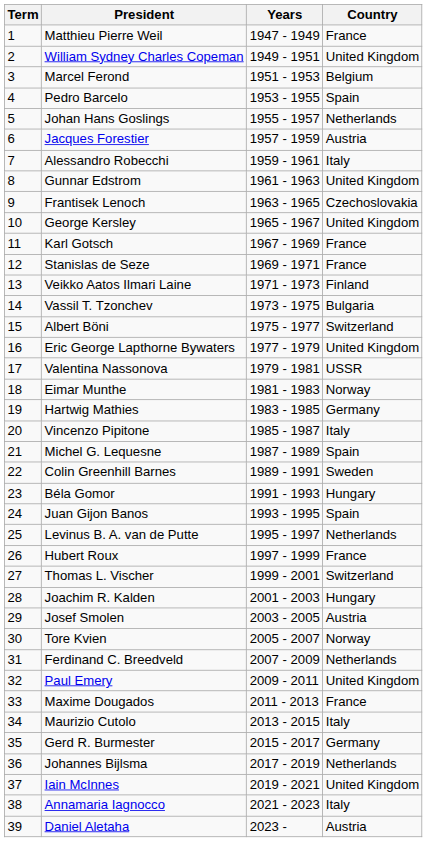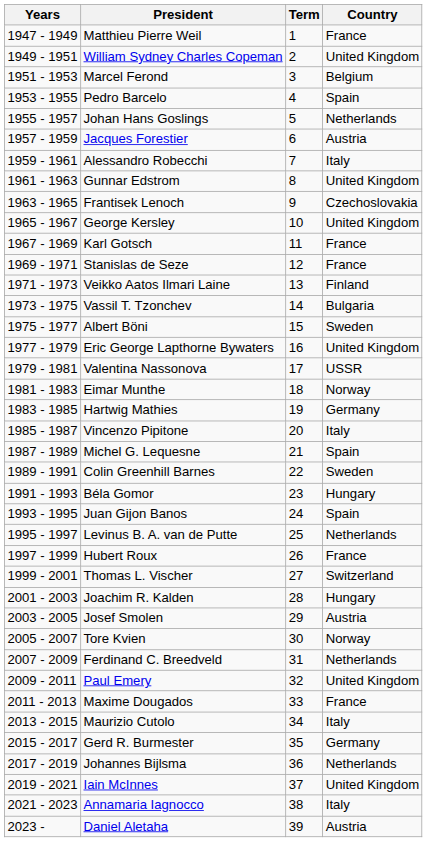columns swapped: (23, 14) <-> (285, 14)
(360, 327) Switzerland -> (349, 327) Sweden
